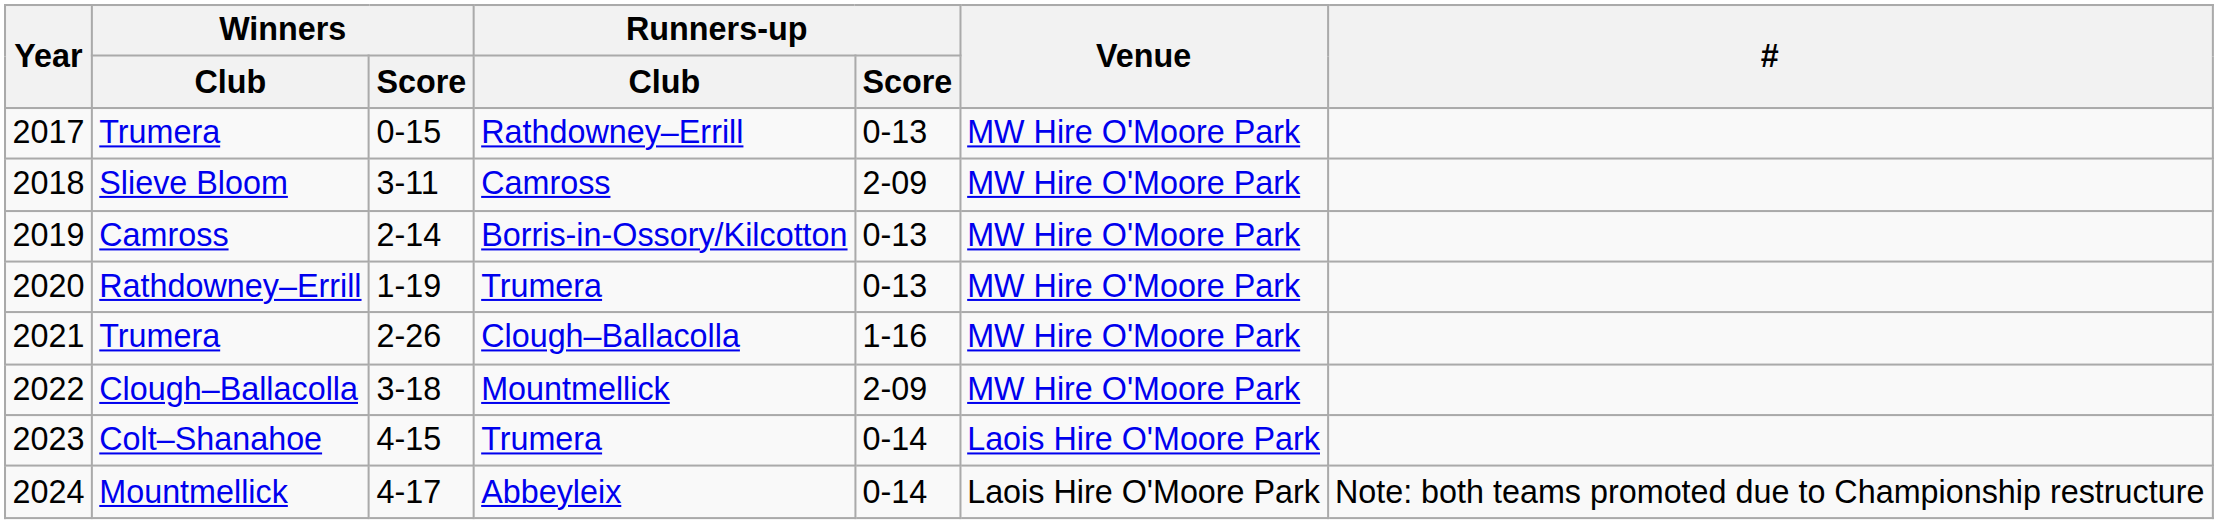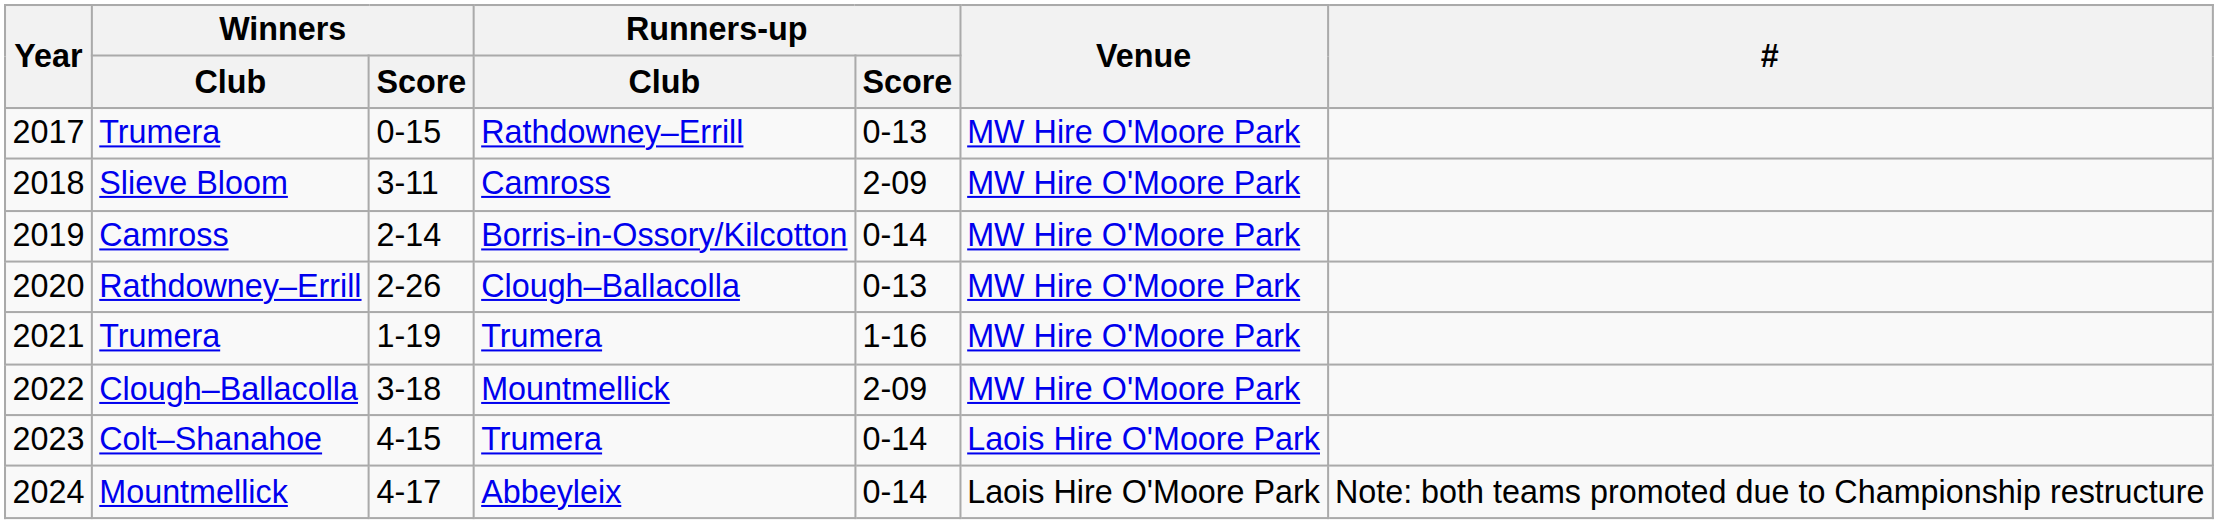(895, 235) 0-13 -> (895, 235) 0-14
(409, 286) 1-19 -> (409, 286) 2-26
(542, 286) Trumera -> (611, 286) Clough–Ballacolla
(409, 337) 2-26 -> (409, 337) 1-19
(611, 337) Clough–Ballacolla -> (542, 337) Trumera
